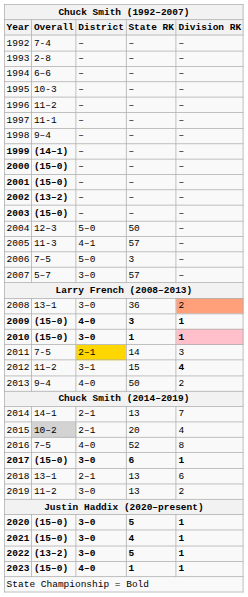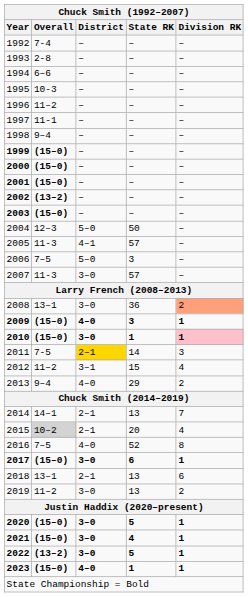(51, 151) (14–1) -> (51, 151) (15–0)
(42, 275) 5–7 -> (45, 275) 11-3
(181, 368) bold -> (181, 368) normal
(134, 383) 50 -> (134, 383) 29
